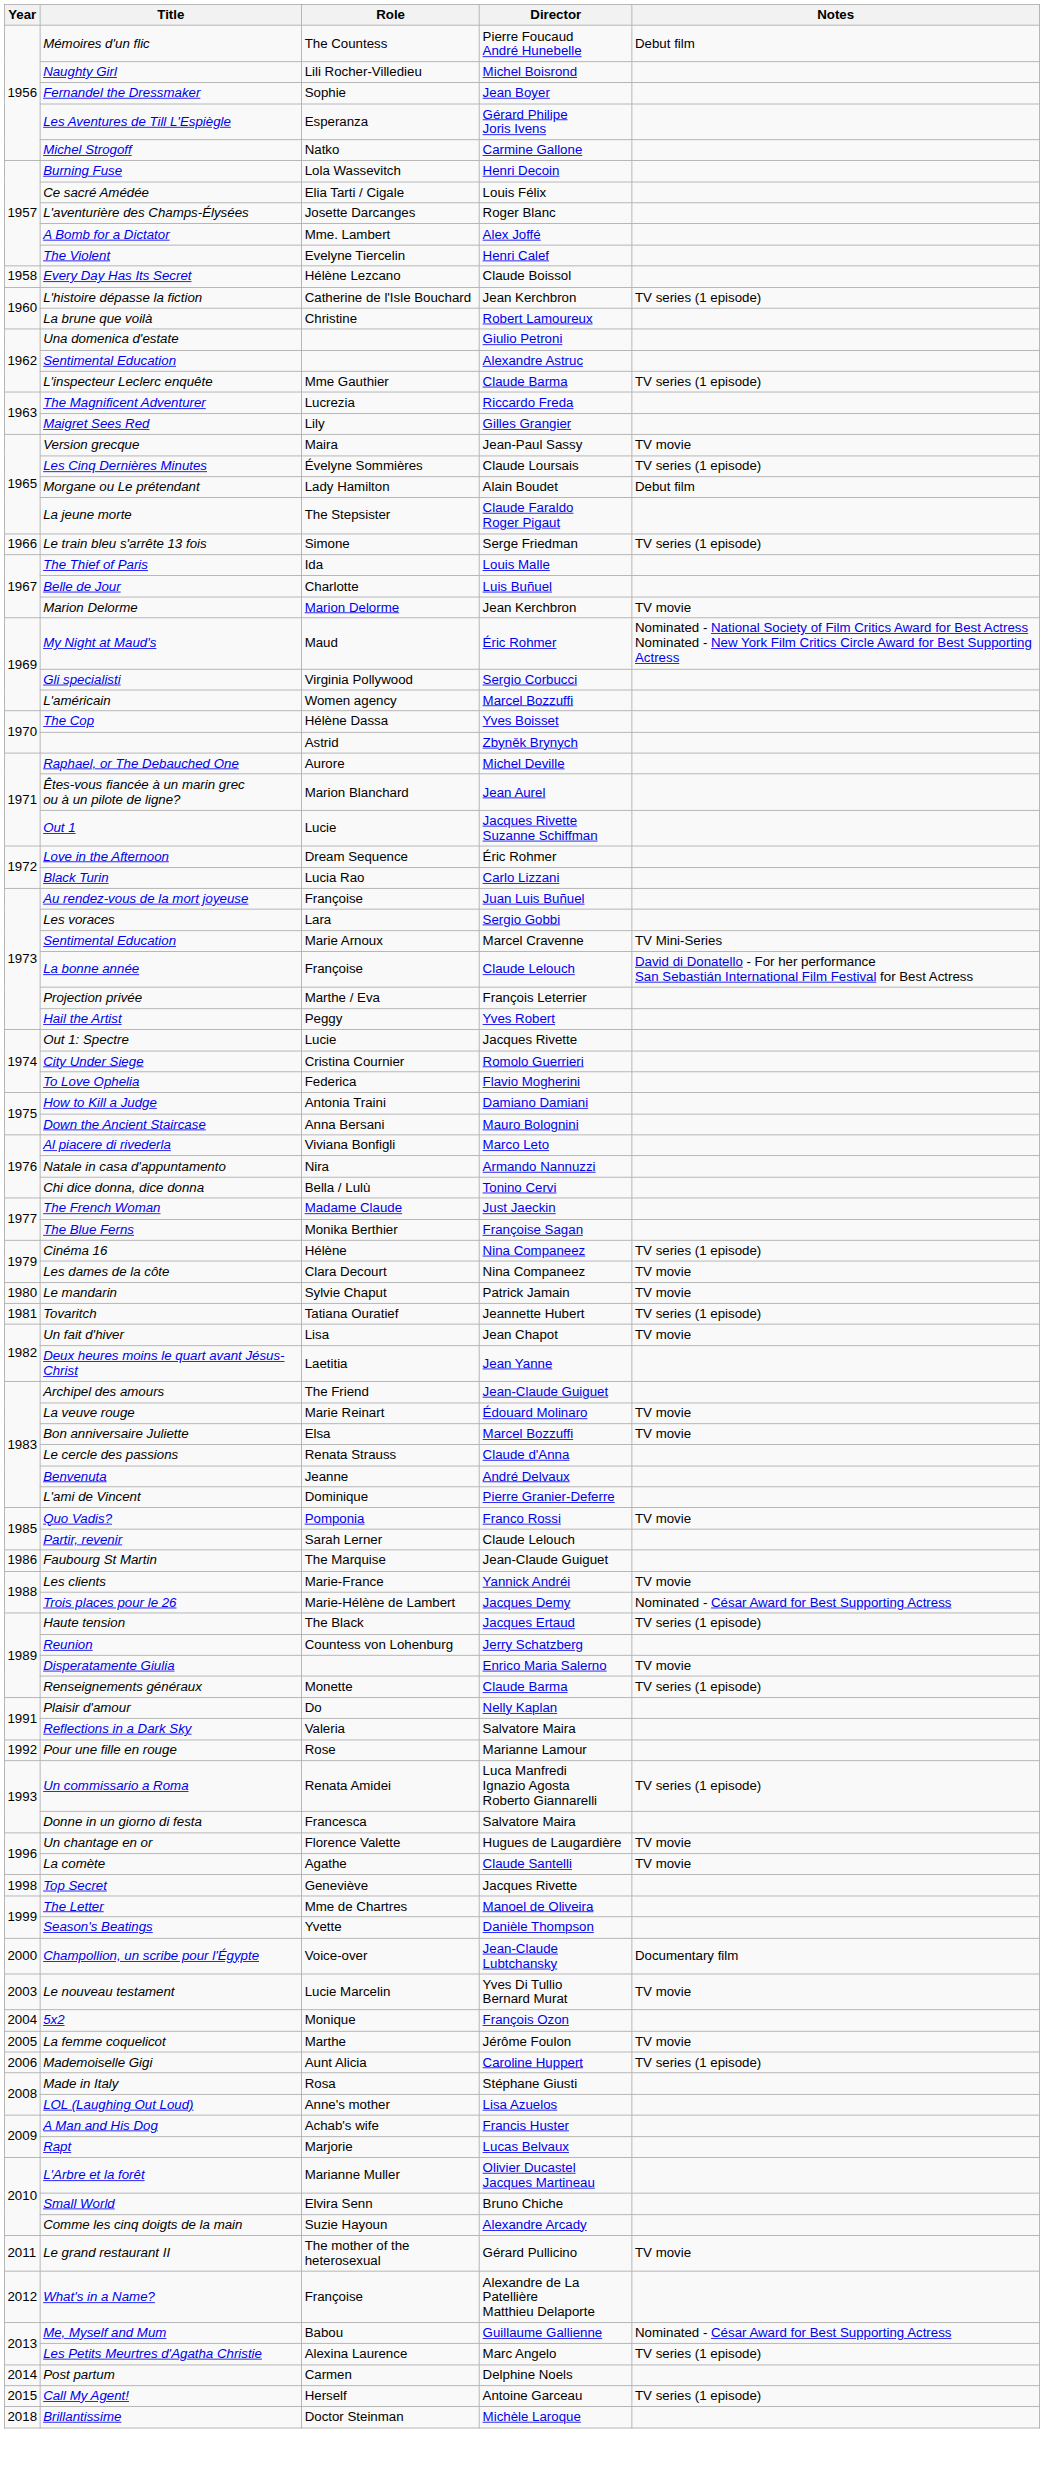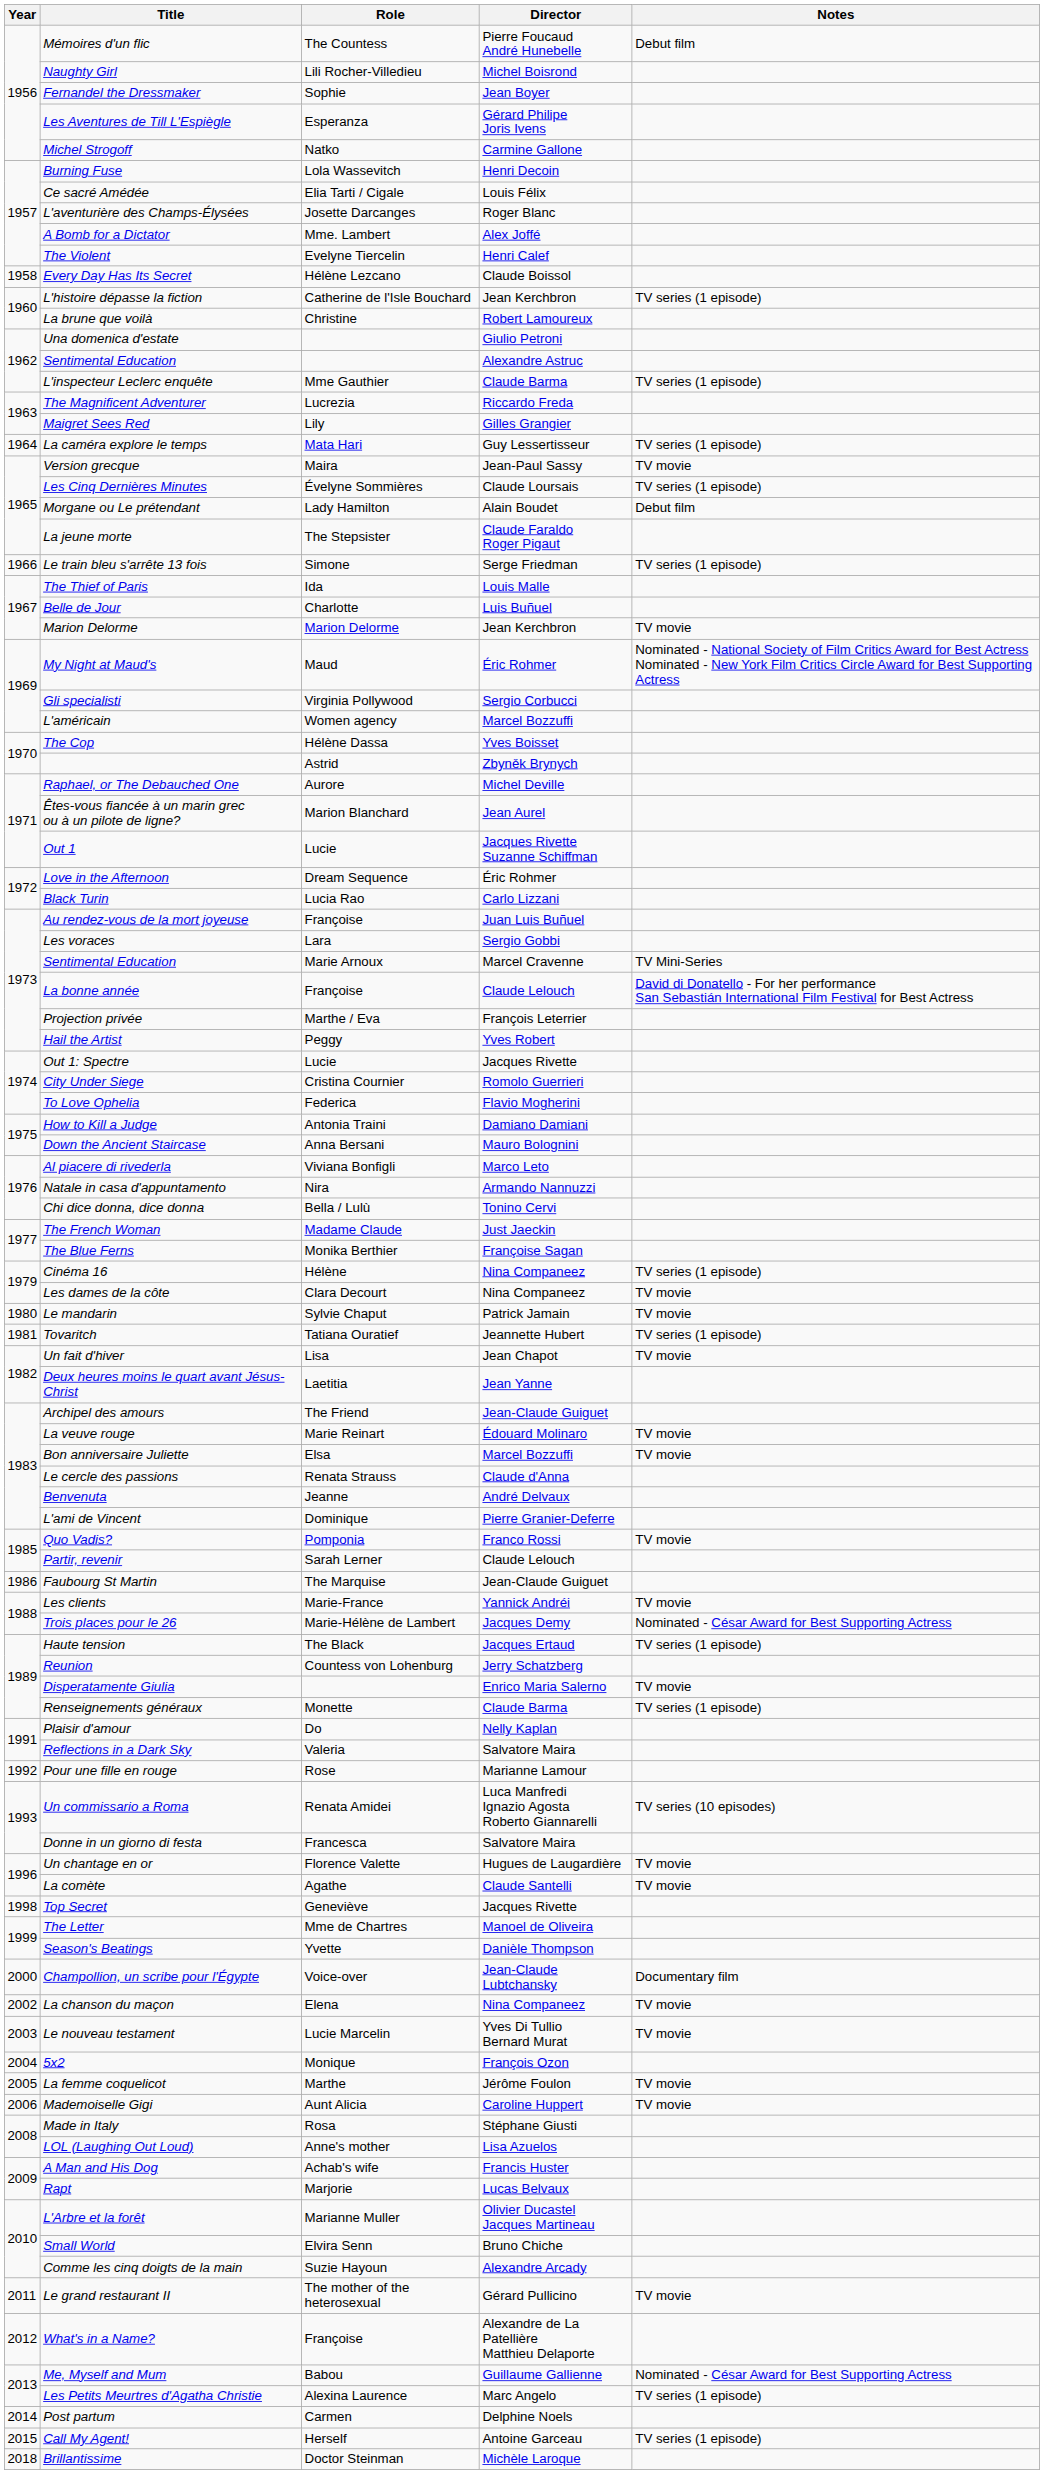+ row: (125, 445)
(698, 1786) TV series (1 episode) -> (705, 1807) TV series (10 episodes)
+ row: (108, 2005)
(698, 2062) TV series (1 episode) -> (663, 2104) TV movie
